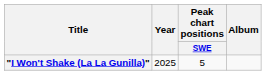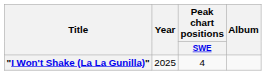(202, 62) 5 -> (202, 62) 4
